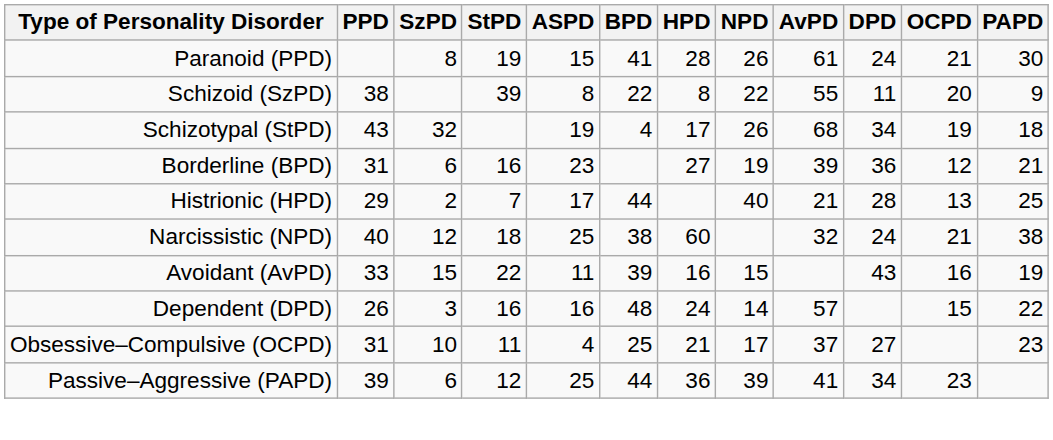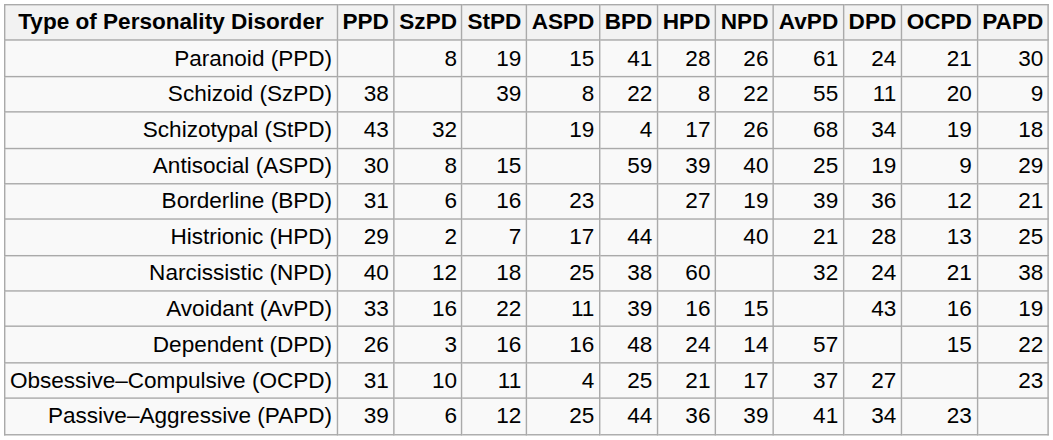+ row: (242, 165)
(444, 272) 15 -> (444, 308) 16
